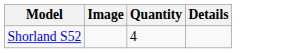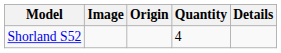+ column: (149, 15)
